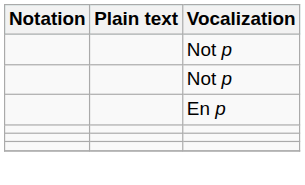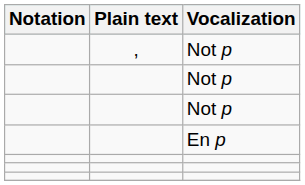+ row: (136, 49)
